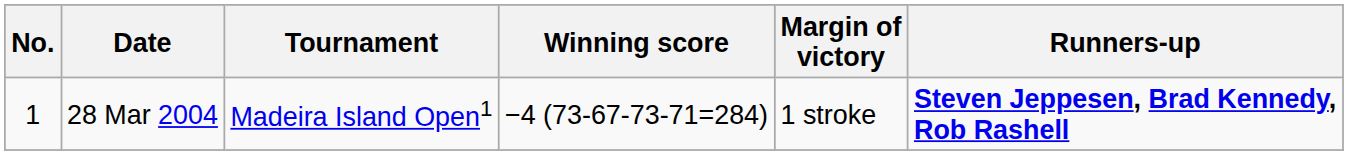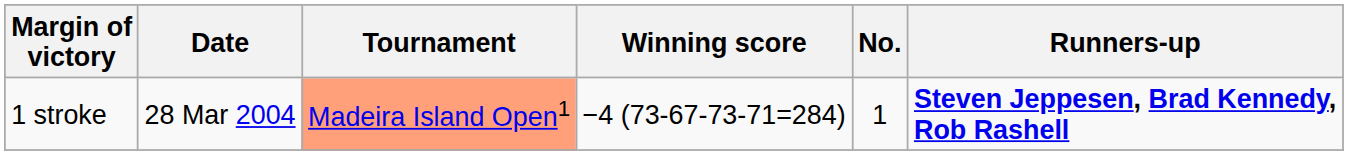columns swapped: (33, 41) <-> (841, 41)
(361, 114) no background -> (439, 114) lightsalmon background
